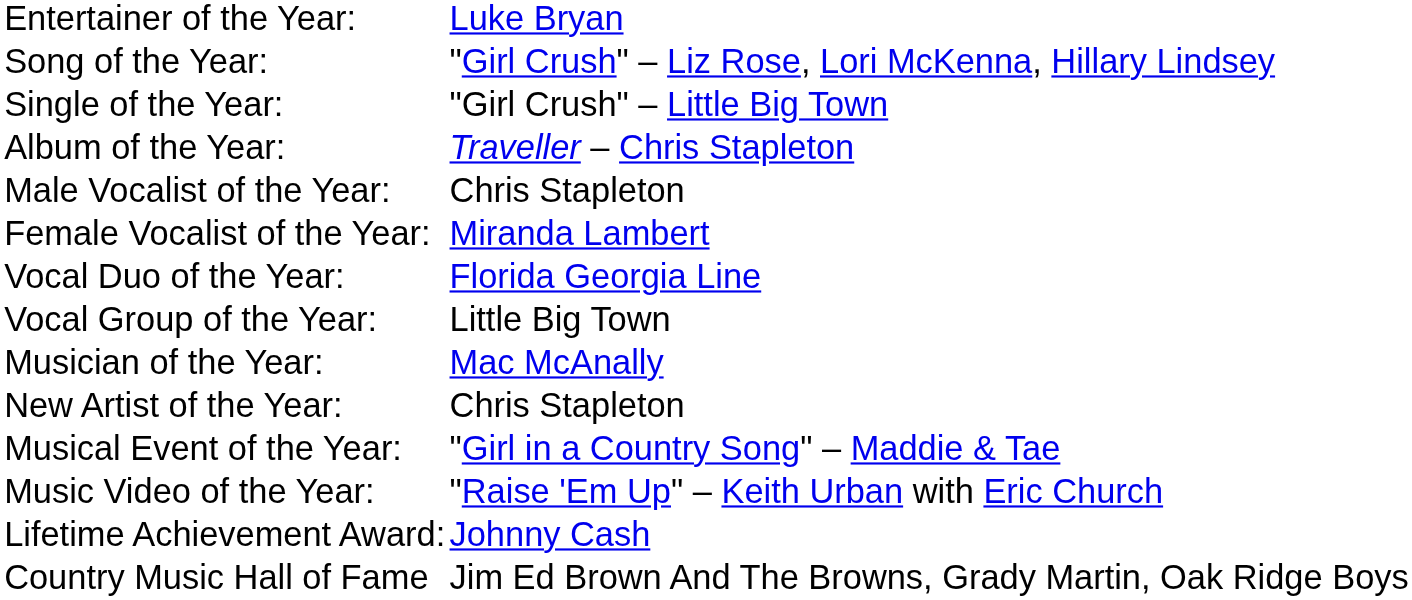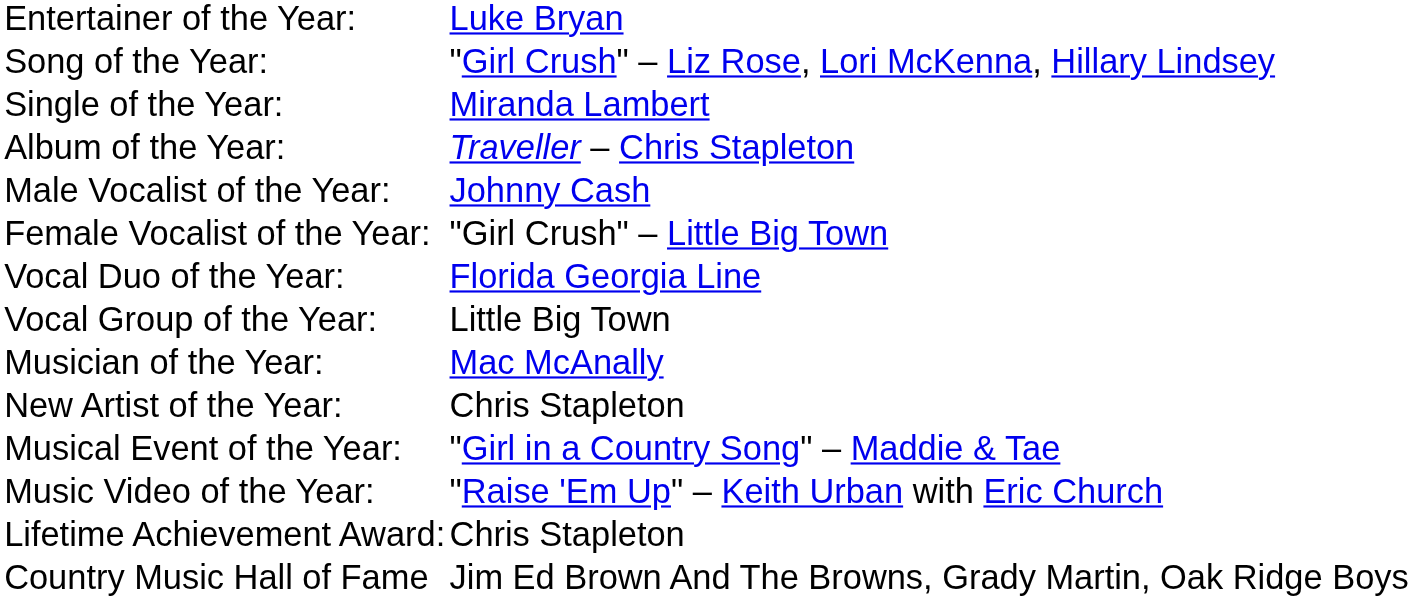(669, 104) "Girl Crush" – Little Big Town -> (580, 104) Miranda Lambert
(567, 190) Chris Stapleton -> (550, 190) Johnny Cash
(580, 233) Miranda Lambert -> (669, 233) "Girl Crush" – Little Big Town
(550, 534) Johnny Cash -> (567, 534) Chris Stapleton
